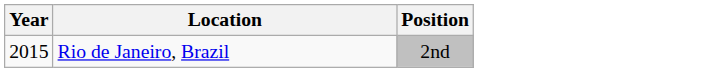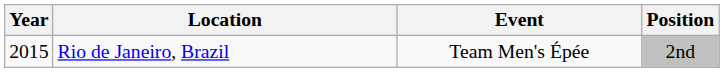+ column: (519, 20)
